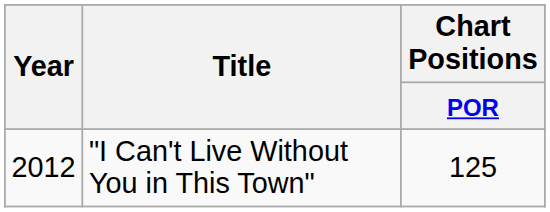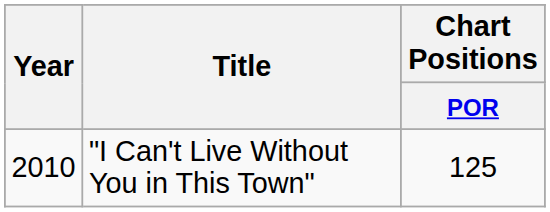(44, 167) 2012 -> (44, 167) 2010
